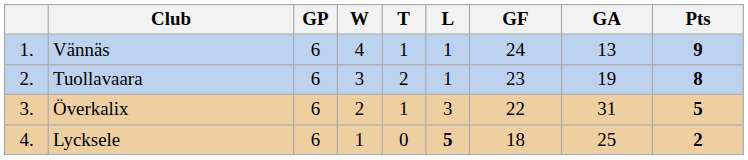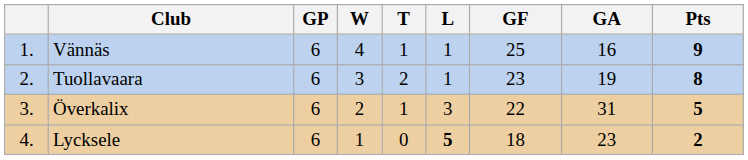(515, 49) 24 -> (515, 49) 25
(607, 49) 13 -> (607, 49) 16
(607, 139) 25 -> (607, 139) 23
